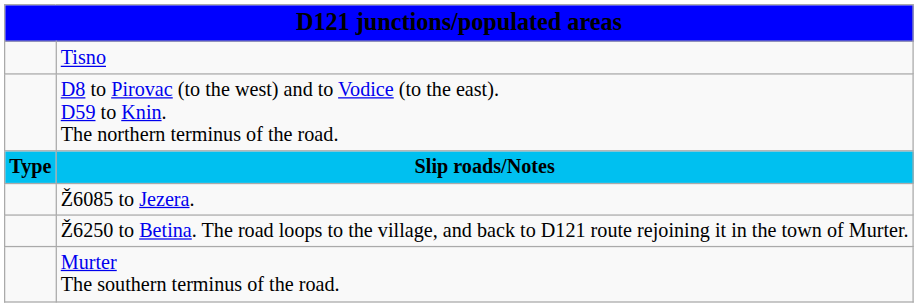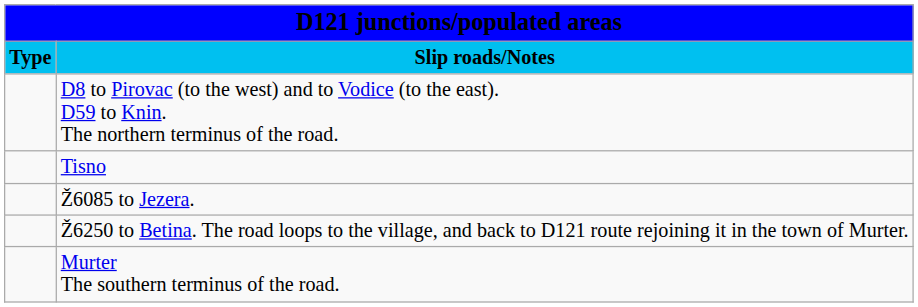rows swapped: (485, 166) <-> (83, 57)
